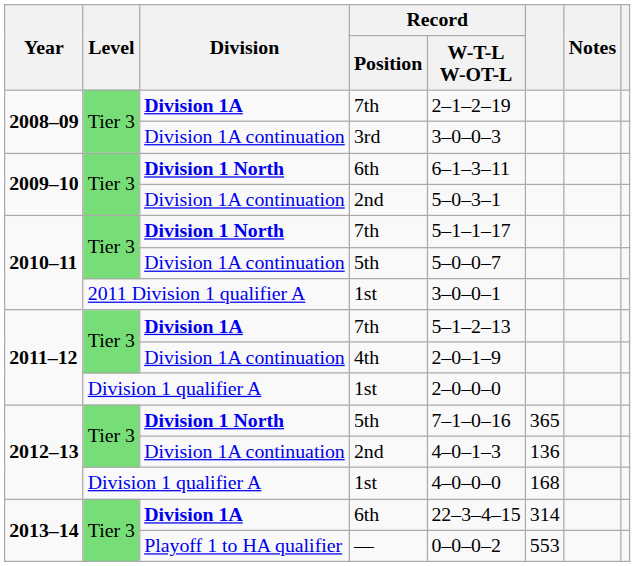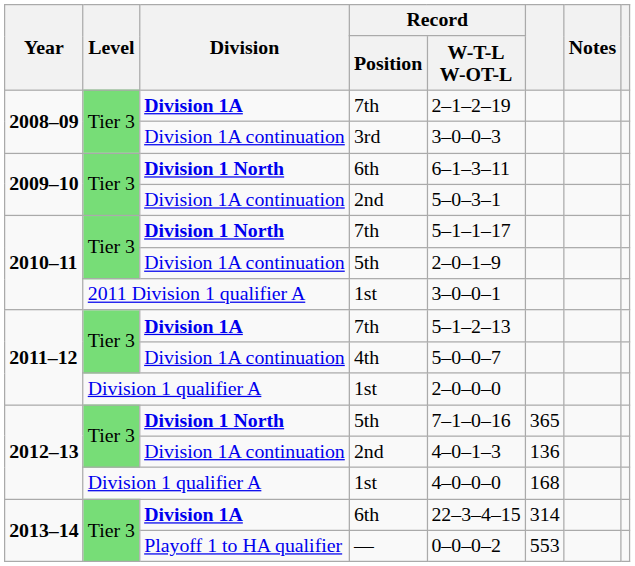(466, 262) 5–0–0–7 -> (466, 262) 2–0–1–9
(466, 357) 2–0–1–9 -> (466, 357) 5–0–0–7
